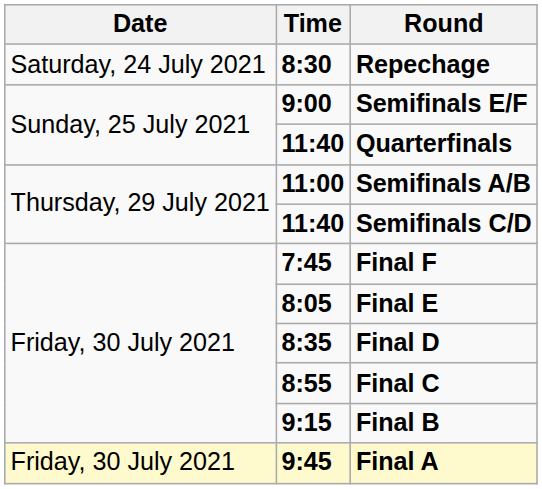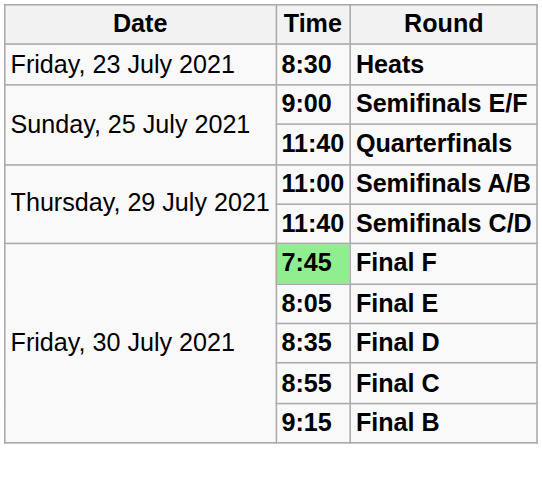+ row: (390, 64)
- row: (423, 64)
(307, 263) no background -> (307, 263) lightgreen background
- row: (397, 462)
